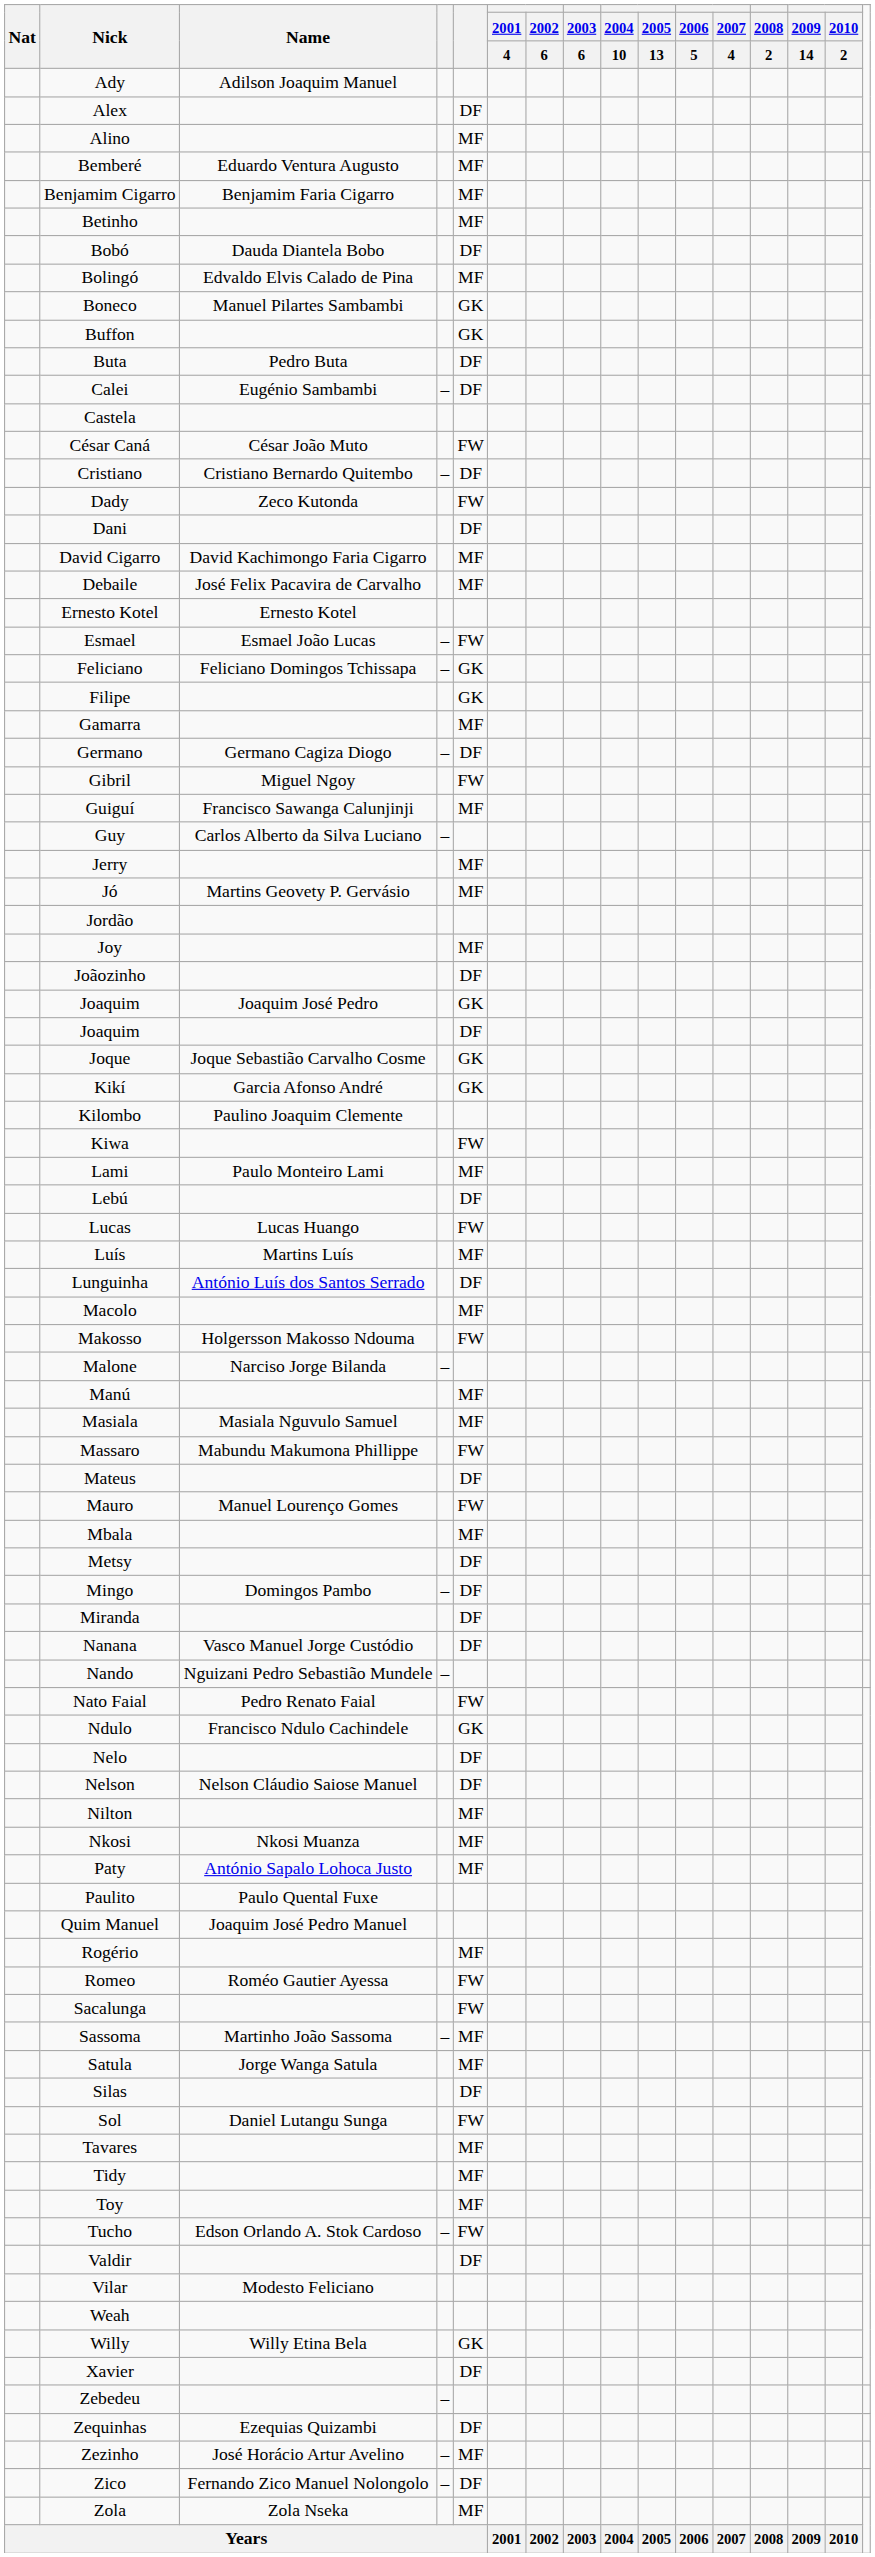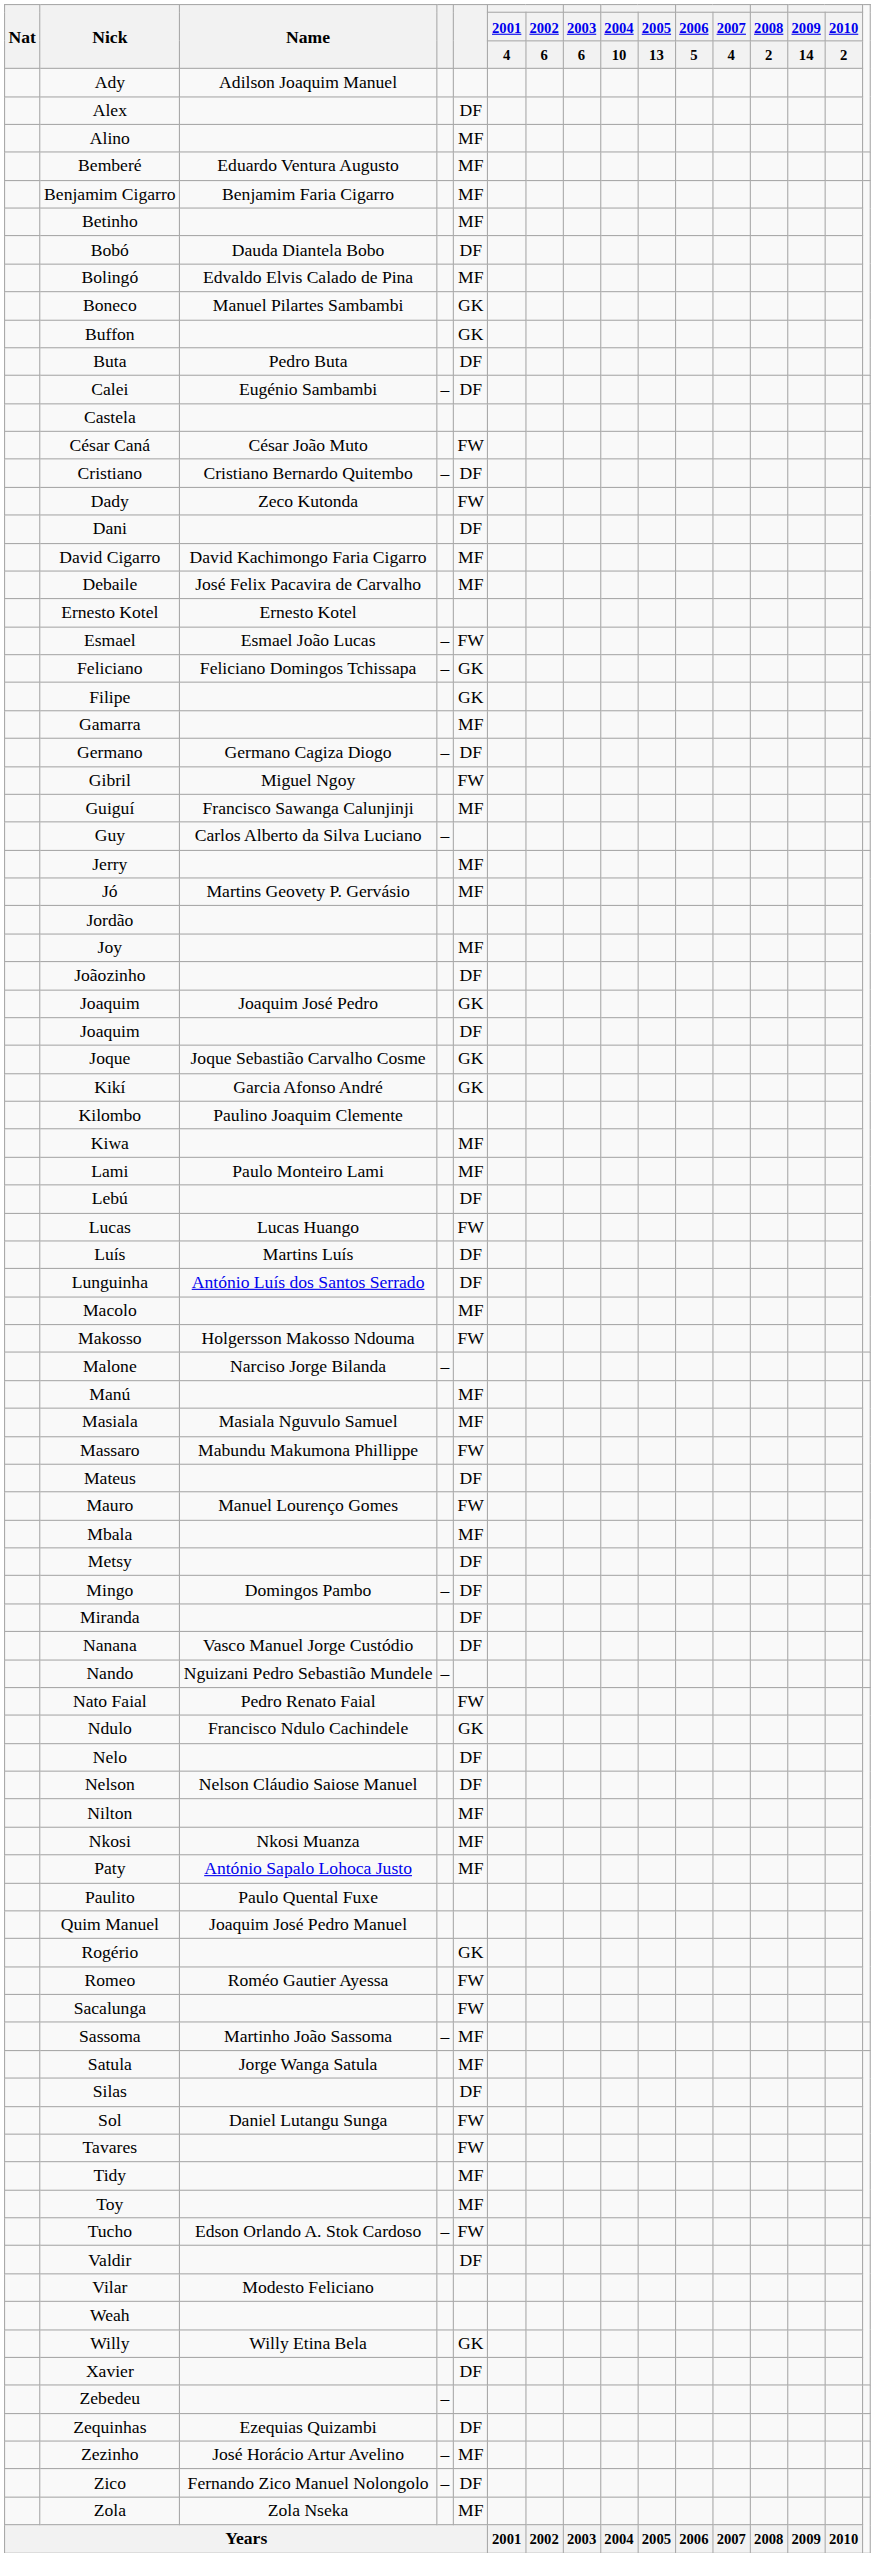(471, 1143) FW -> (471, 1143) MF
(471, 1254) MF -> (471, 1254) DF
(471, 1952) MF -> (471, 1952) GK
(471, 2147) MF -> (471, 2147) FW
